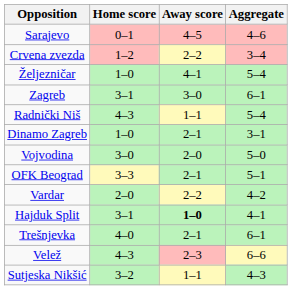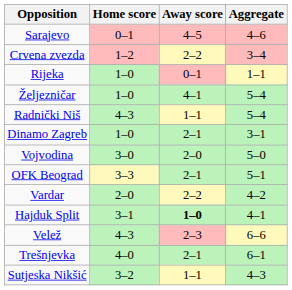+ row: (47, 74)
- row: (47, 94)
rows swapped: (47, 255) <-> (47, 235)
